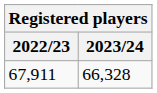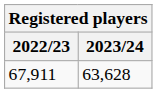(106, 74) 66,328 -> (106, 74) 63,628
